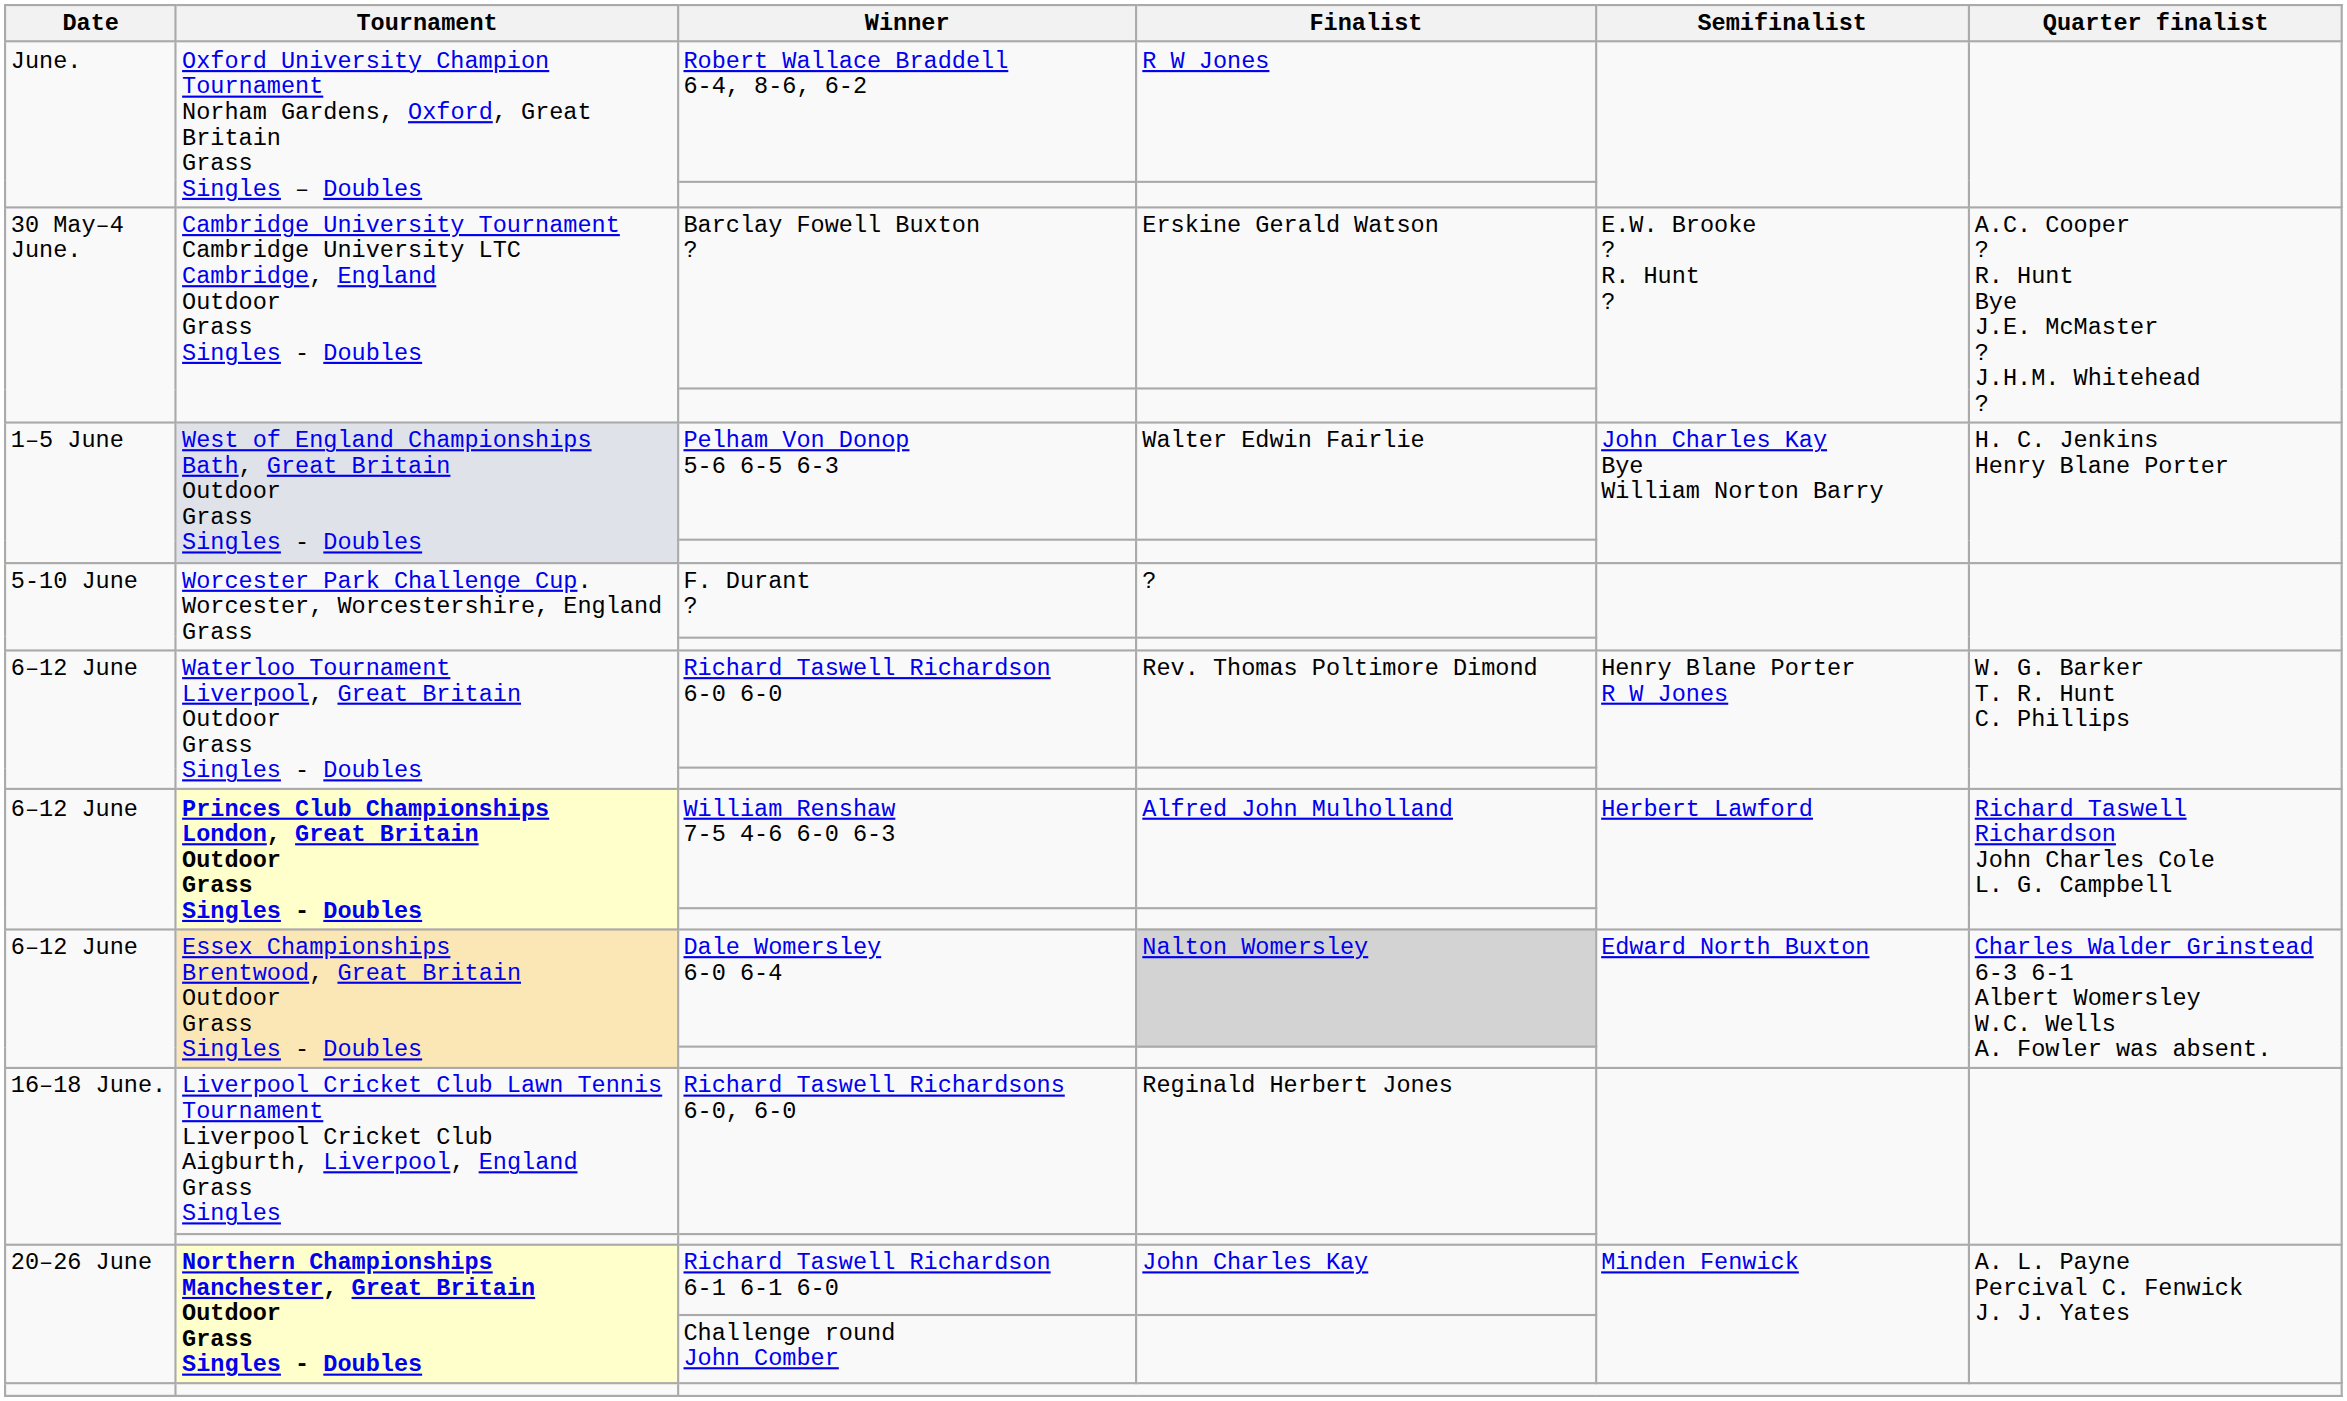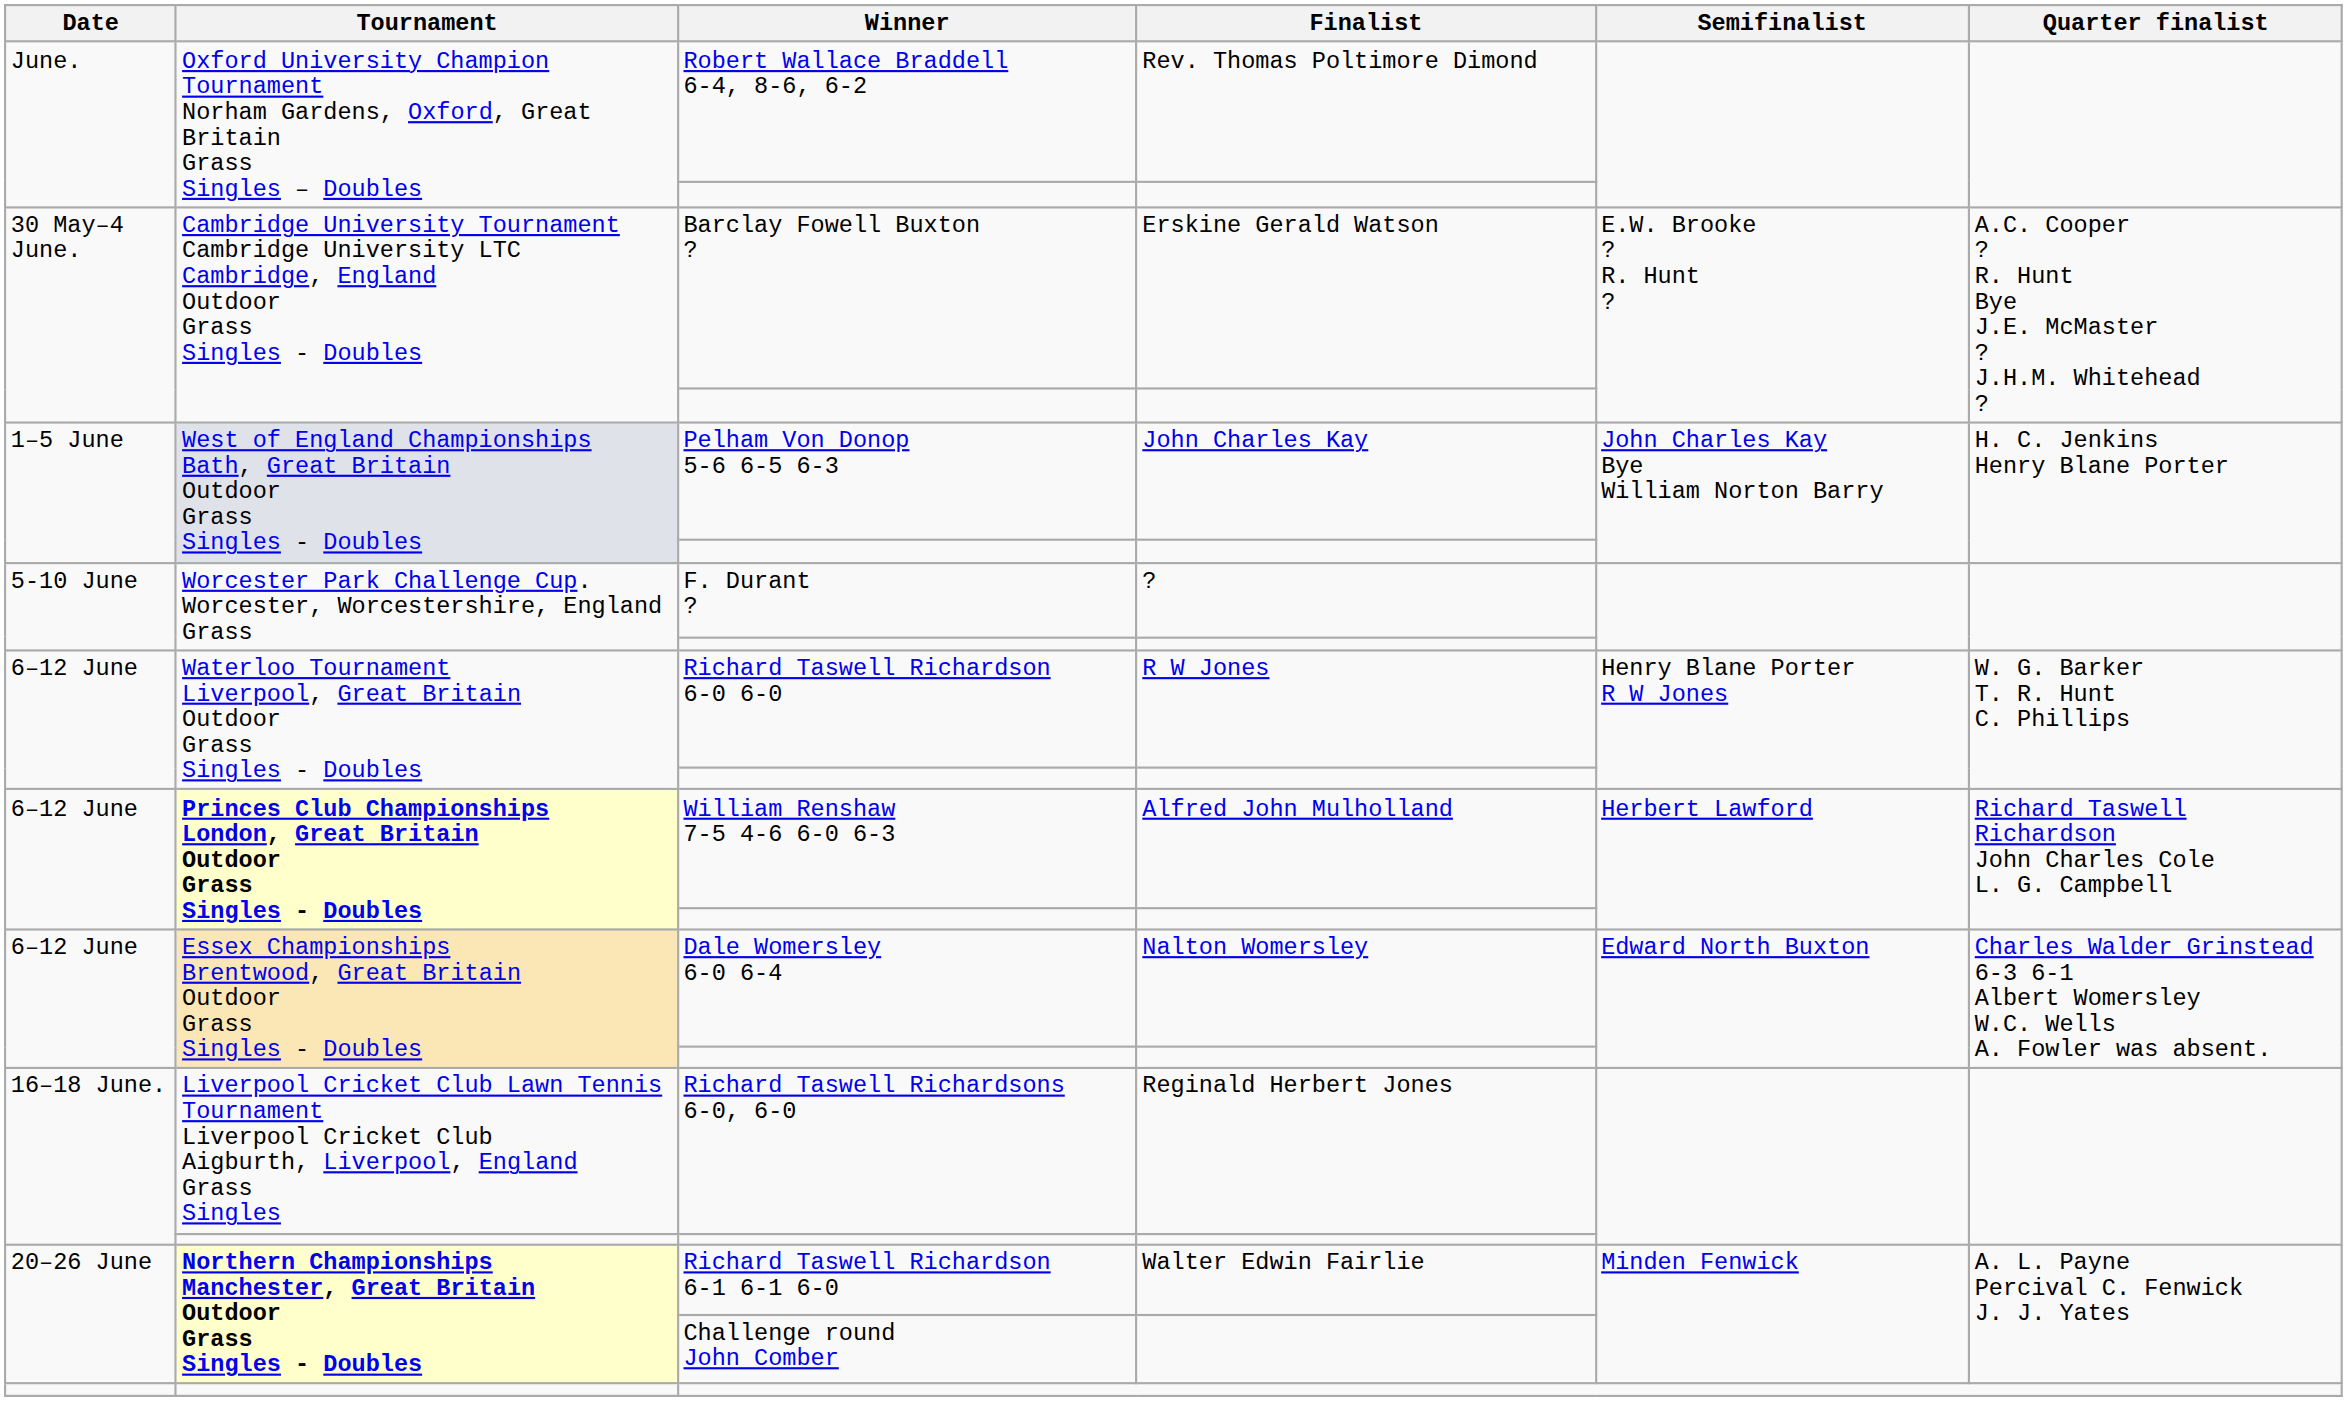(1206, 61) R W Jones -> (1340, 61) Rev. Thomas Poltimore Dimond
(1284, 442) Walter Edwin Fairlie -> (1255, 442) John Charles Kay
(1340, 669) Rev. Thomas Poltimore Dimond -> (1206, 669) R W Jones
(1255, 948) lightgrey background -> (1255, 948) no background
(1255, 1263) John Charles Kay -> (1284, 1263) Walter Edwin Fairlie
